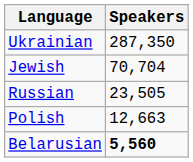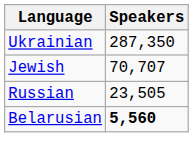(137, 68) 70,704 -> (137, 68) 70,707
- row: (36, 119)
